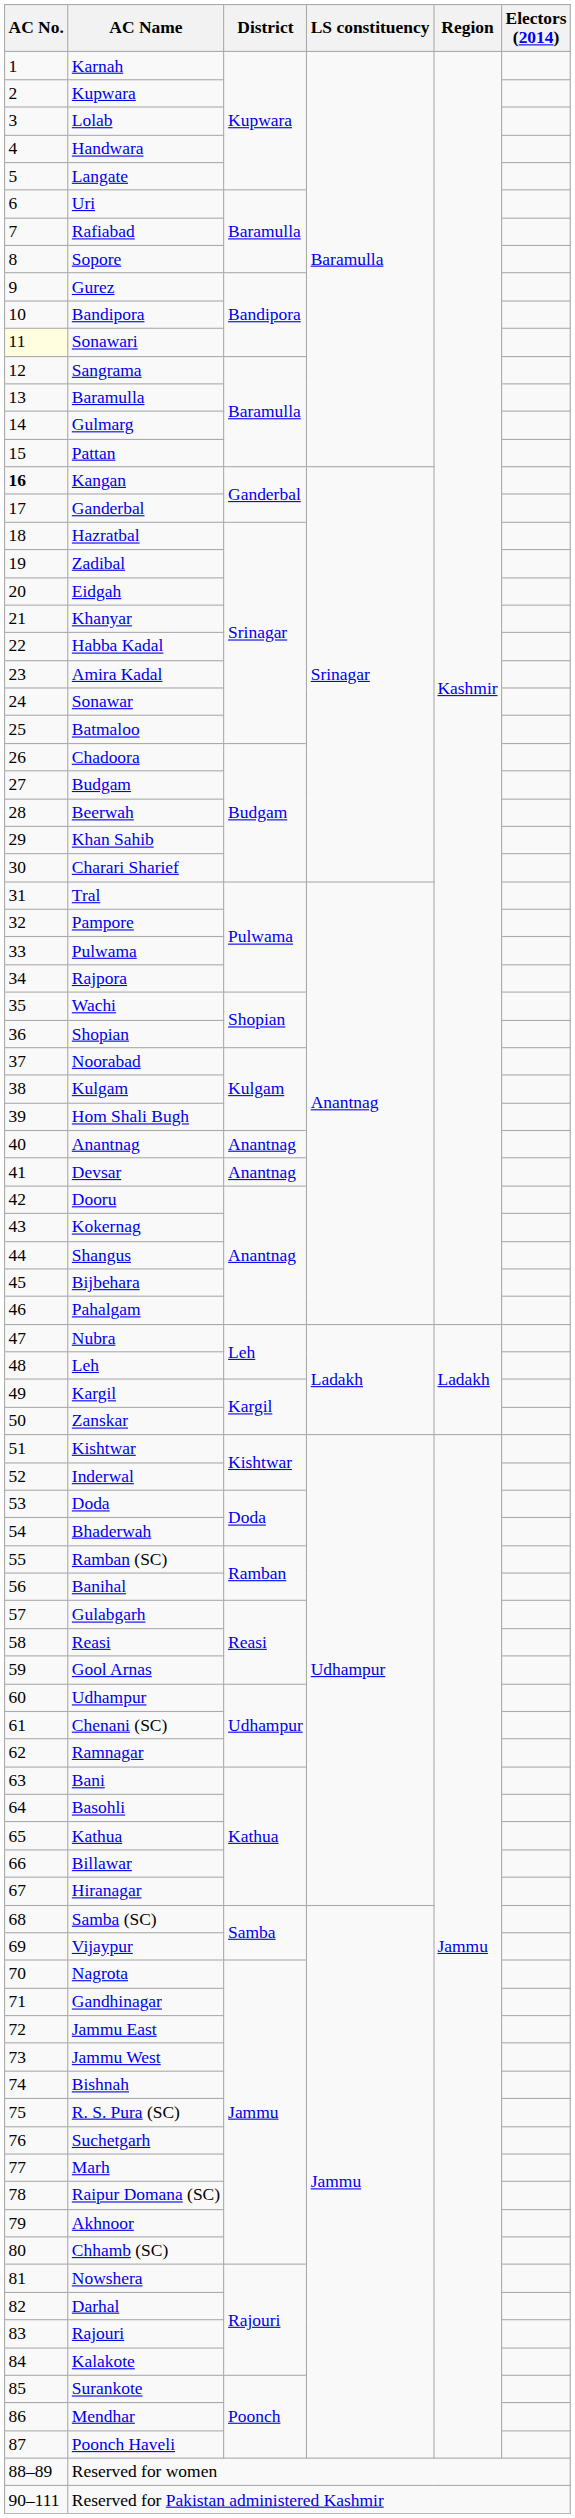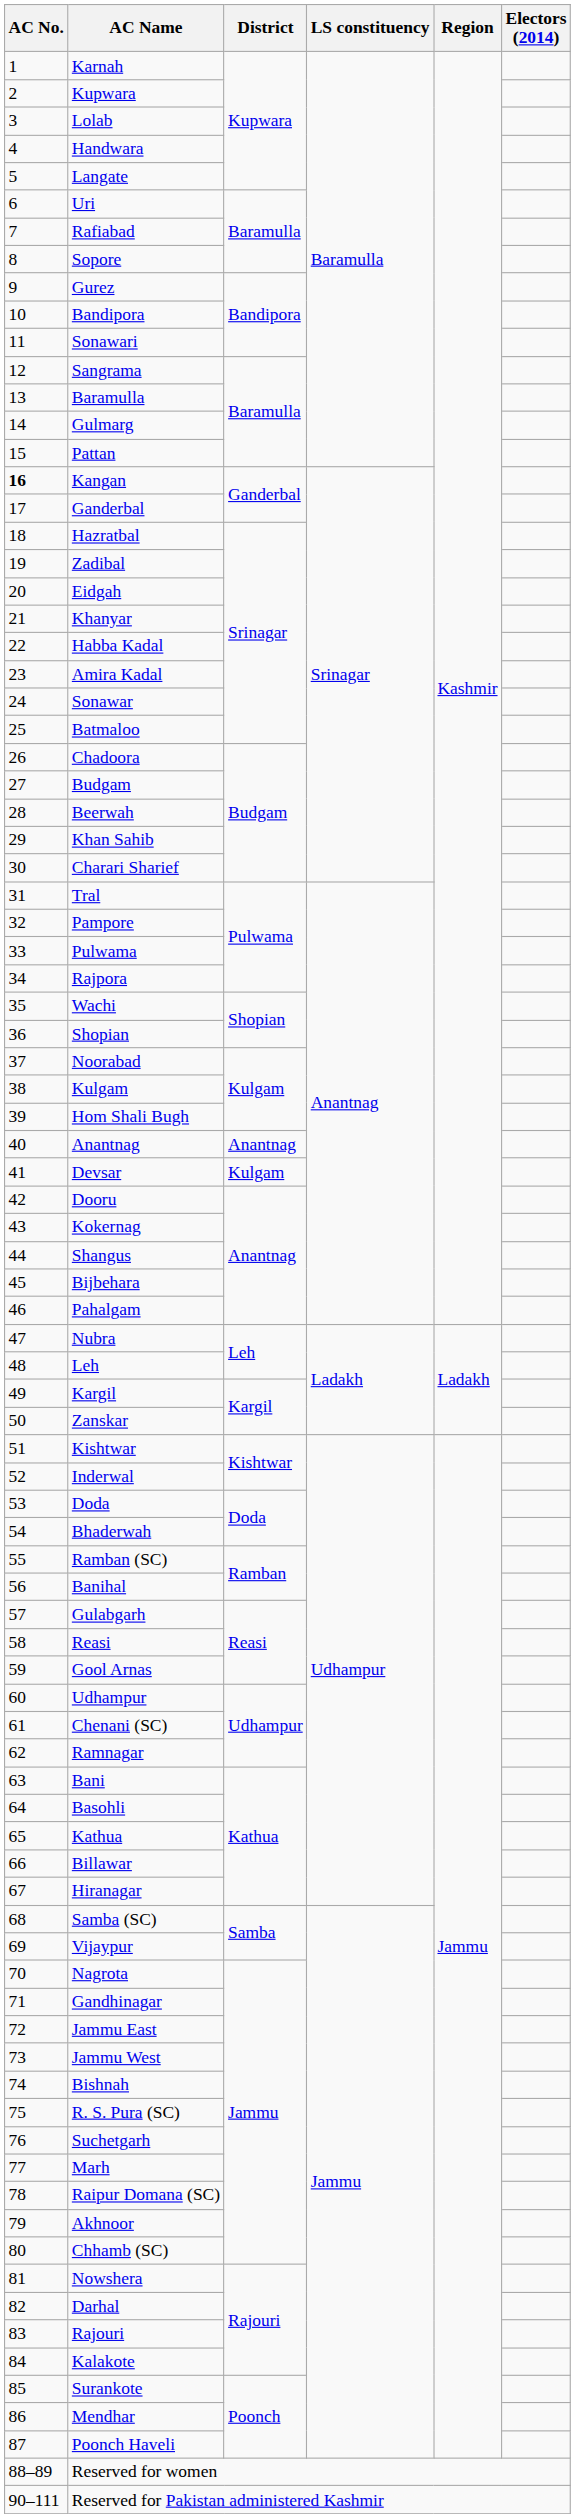(17, 342) lightyellow background -> (17, 342) no background
(262, 1171) Anantnag -> (256, 1171) Kulgam
